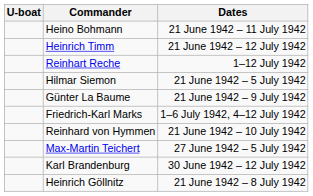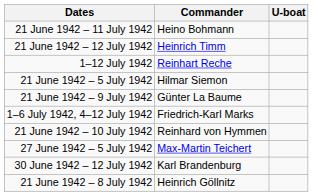columns swapped: (24, 13) <-> (233, 13)
